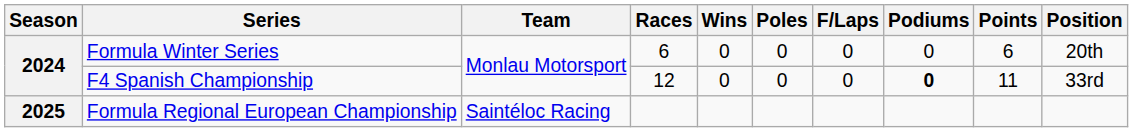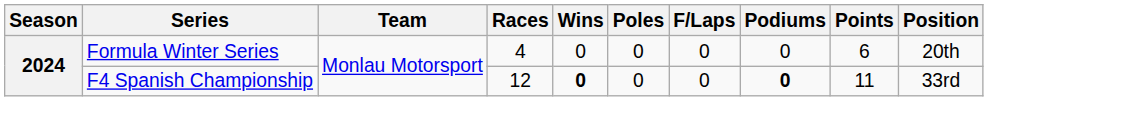(664, 51) 6 -> (520, 51) 4
(724, 81) normal -> (581, 81) bold
- row: (272, 112)
